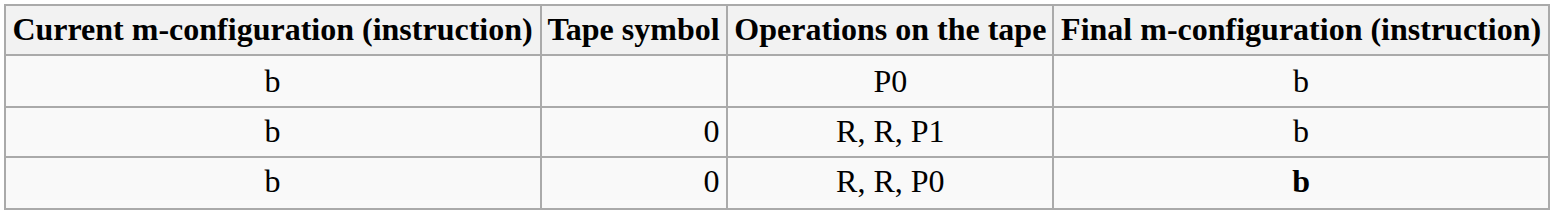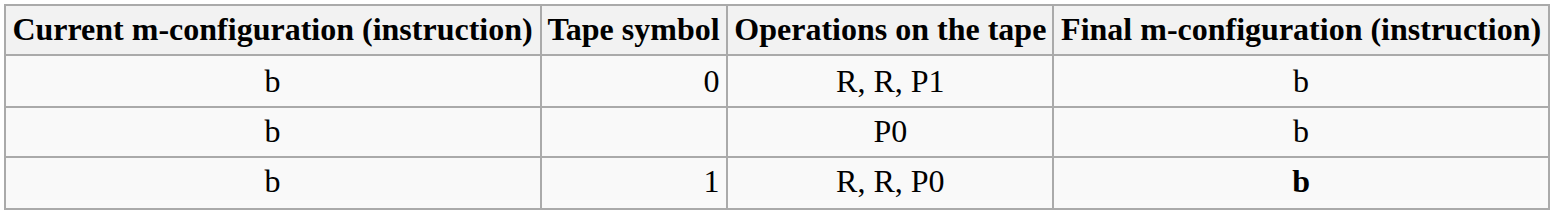rows swapped: (890, 80) <-> (890, 131)
(712, 182) 0 -> (712, 182) 1
